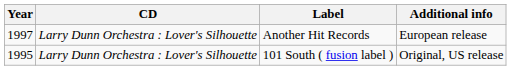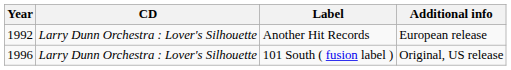(20, 34) 1997 -> (20, 34) 1992
(20, 55) 1995 -> (20, 55) 1996
